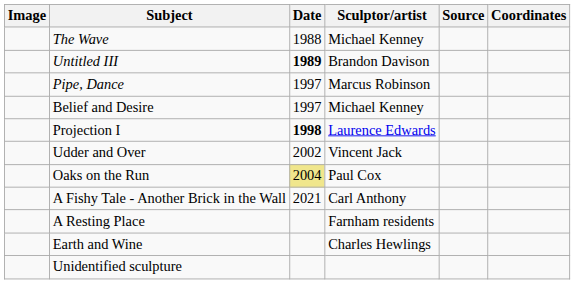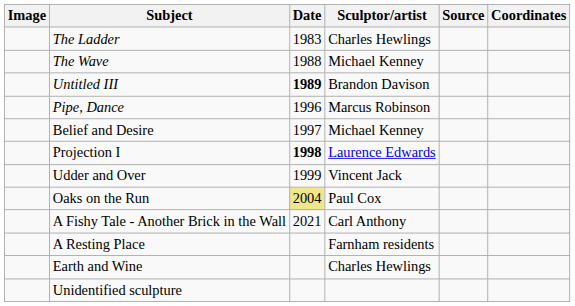+ row: (86, 38)
(307, 84) 1997 -> (307, 107) 1996
(307, 152) 2002 -> (307, 175) 1999
